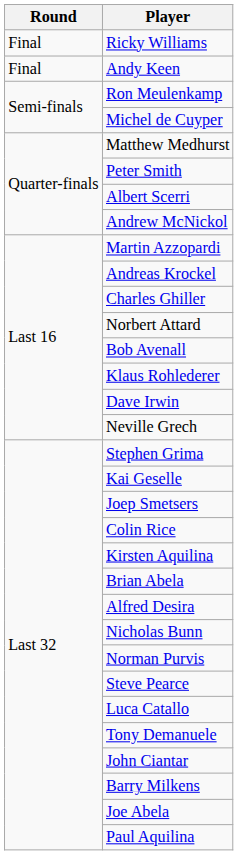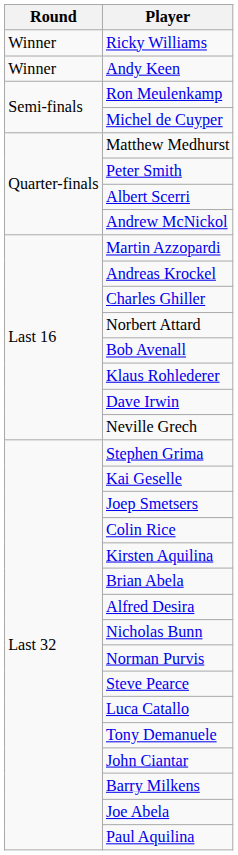(25, 42) Final -> (32, 42) Winner
(25, 68) Final -> (32, 68) Winner
